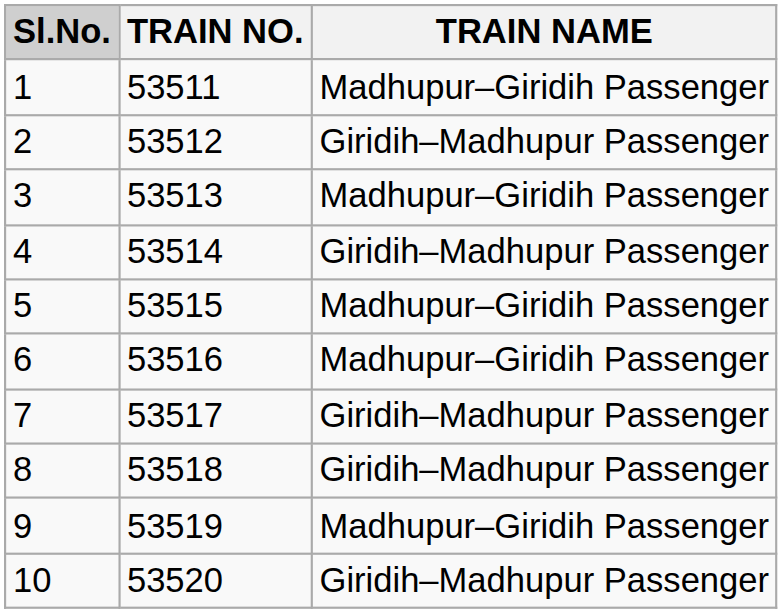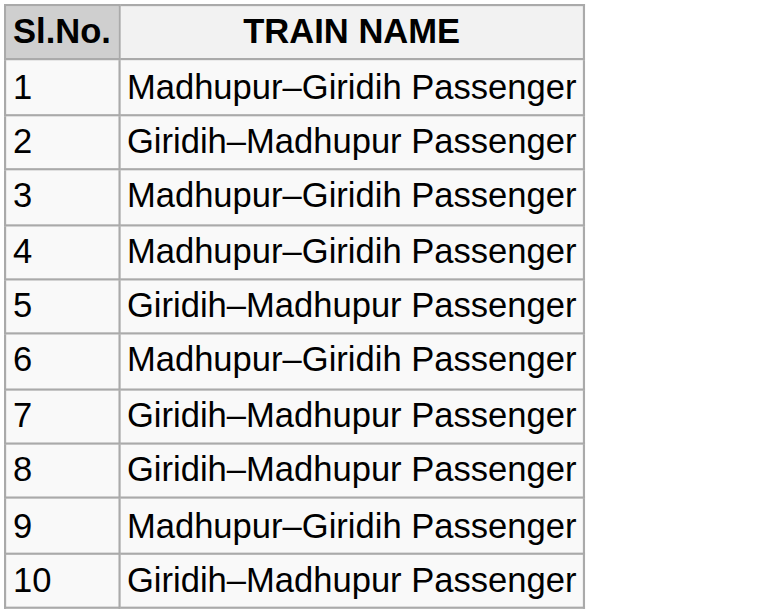- column: (215, 31)
(544, 251) Giridih–Madhupur Passenger -> (352, 251) Madhupur–Giridih Passenger
(544, 305) Madhupur–Giridih Passenger -> (352, 305) Giridih–Madhupur Passenger
